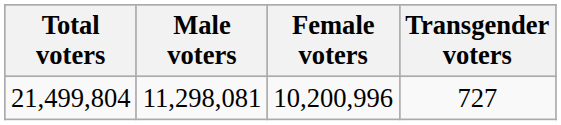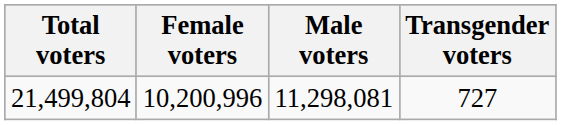columns swapped: (202, 40) <-> (333, 40)
